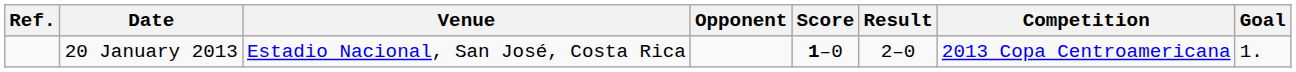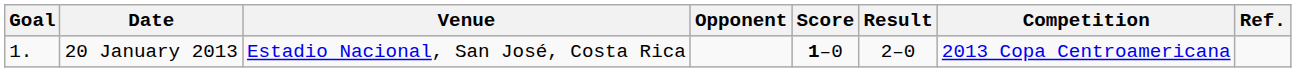columns swapped: (1263, 20) <-> (32, 20)
